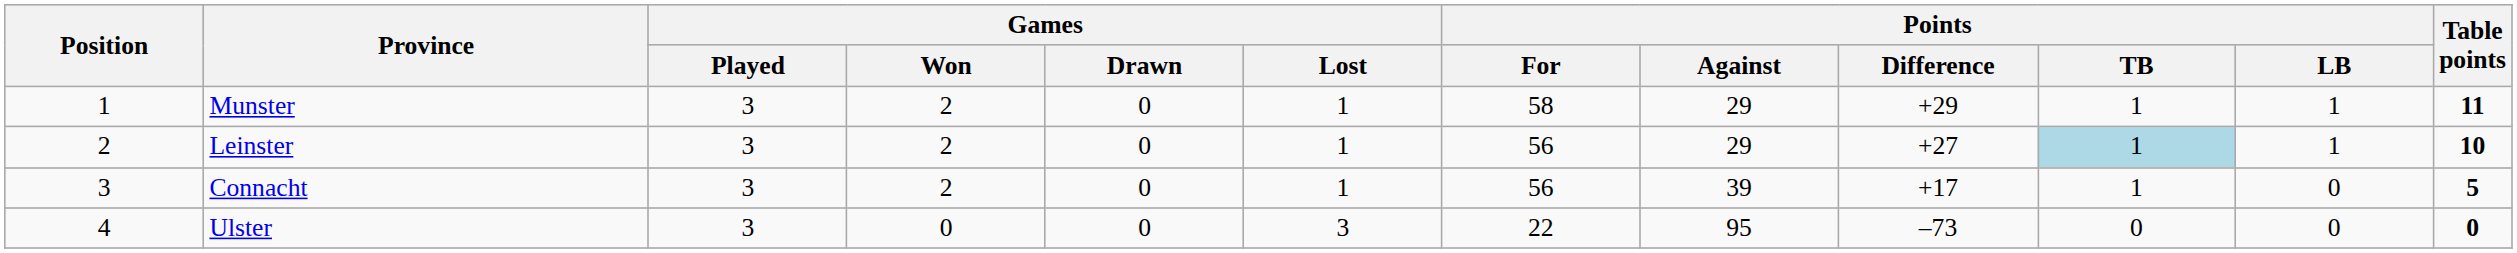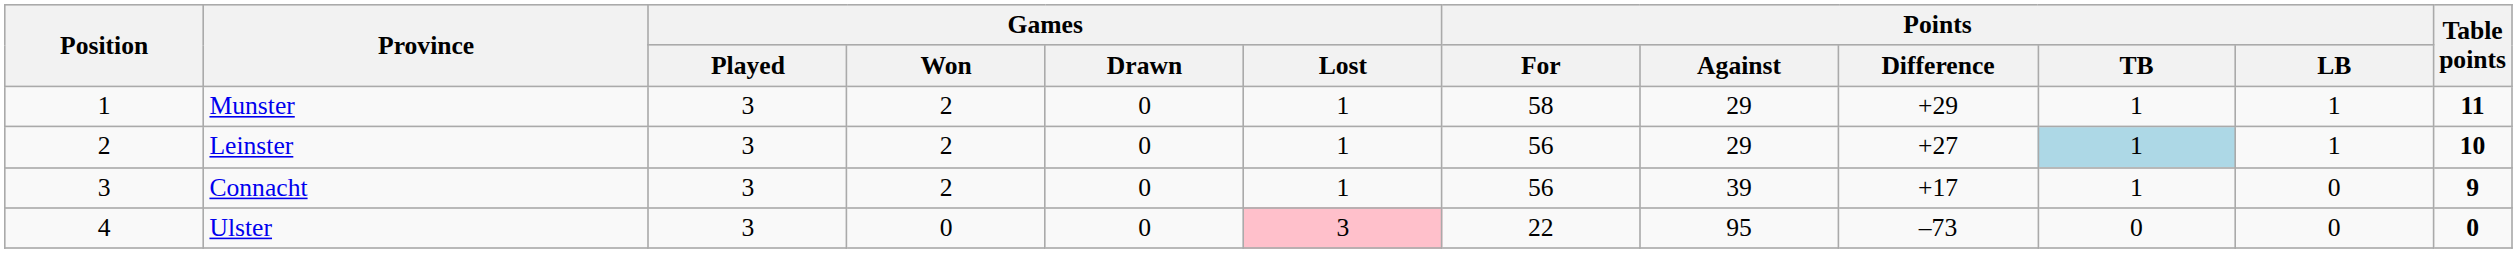(2473, 187) 5 -> (2473, 187) 9
(1343, 227) no background -> (1343, 227) pink background
